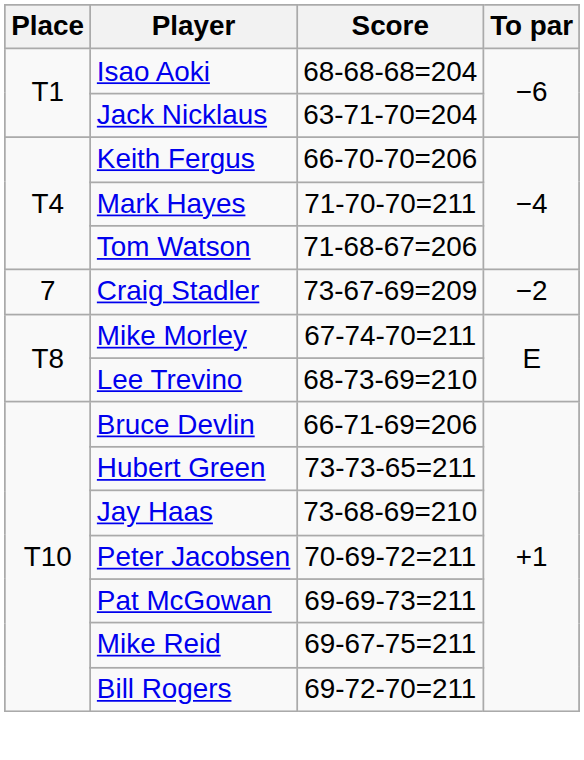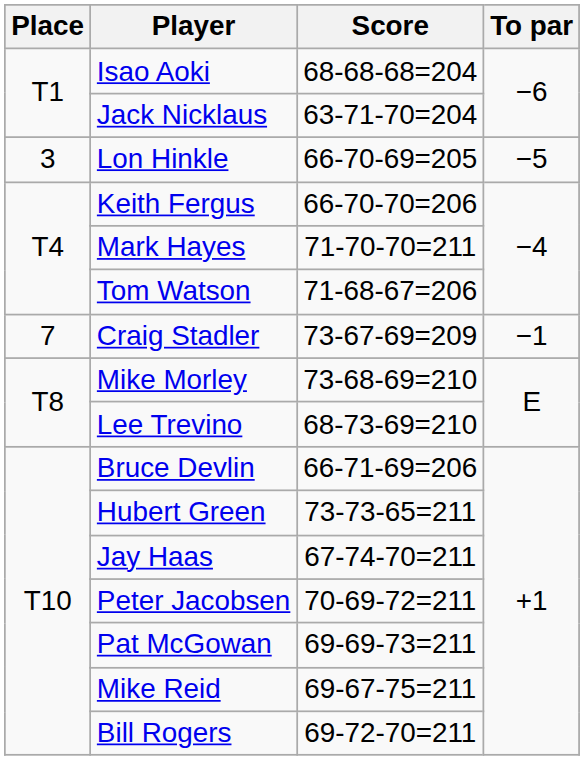+ row: (163, 159)
(532, 291) −2 -> (532, 335) −1
(390, 335) 67-74-70=211 -> (390, 379) 73-68-69=210
(390, 512) 73-68-69=210 -> (390, 556) 67-74-70=211
